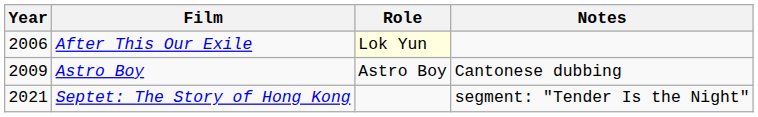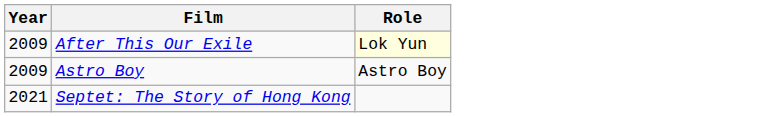- column: (602, 18)
(28, 45) 2006 -> (28, 45) 2009
